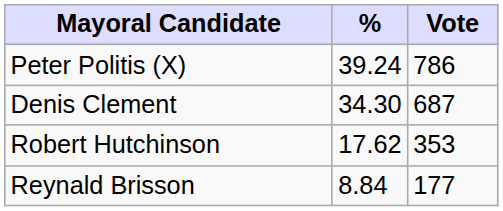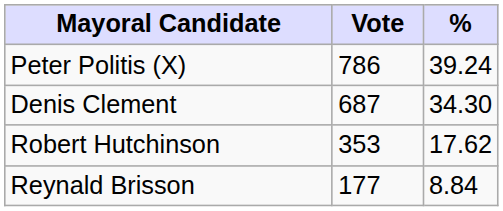columns swapped: (453, 24) <-> (370, 24)
